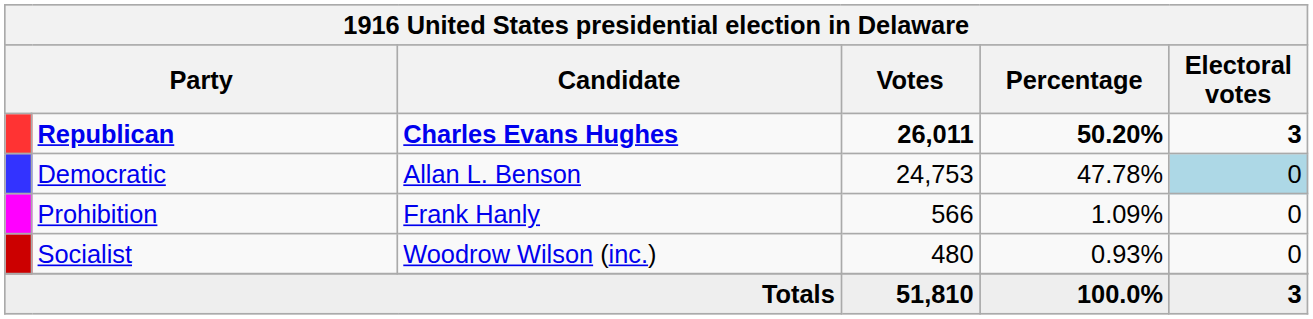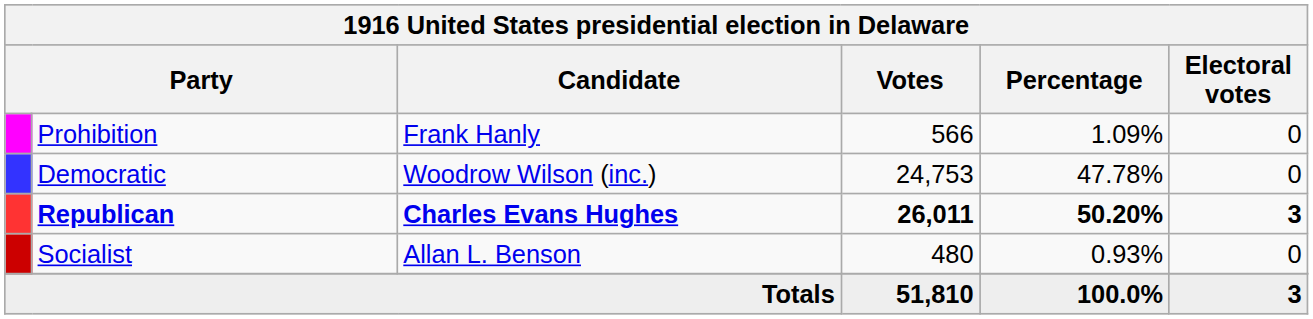rows swapped: (106, 134) <-> (97, 214)
(492, 174) Allan L. Benson -> (530, 174) Woodrow Wilson (inc.)
(1295, 174) lightblue background -> (1295, 174) no background
(530, 254) Woodrow Wilson (inc.) -> (492, 254) Allan L. Benson
